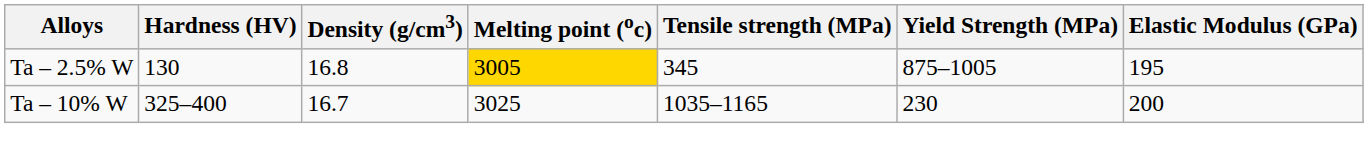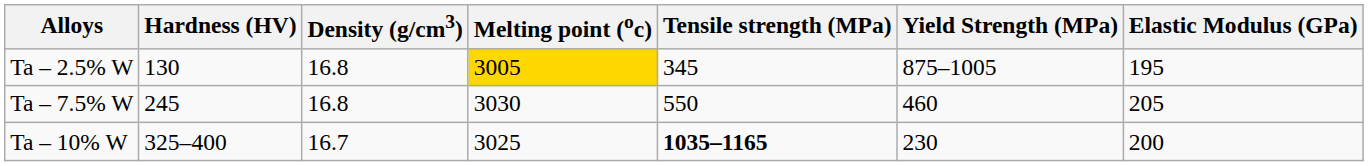+ row: (72, 104)
(715, 104) normal -> (715, 141) bold
